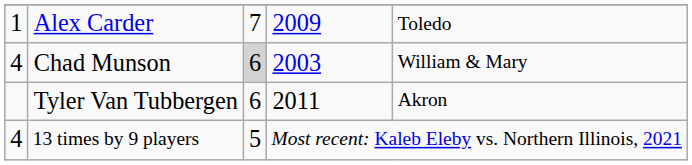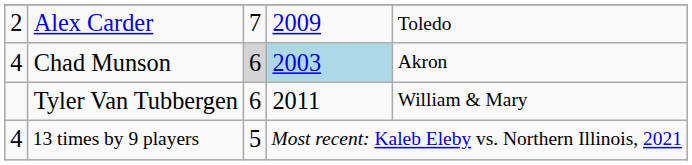(16, 23) 1 -> (16, 23) 2
(297, 62) no background -> (297, 62) lightblue background
(463, 62) William & Mary -> (422, 62) Akron
(422, 100) Akron -> (463, 100) William & Mary
